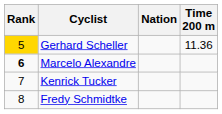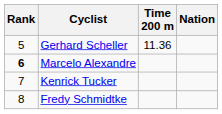columns swapped: (159, 20) <-> (199, 20)
(21, 44) gold background -> (21, 44) no background
